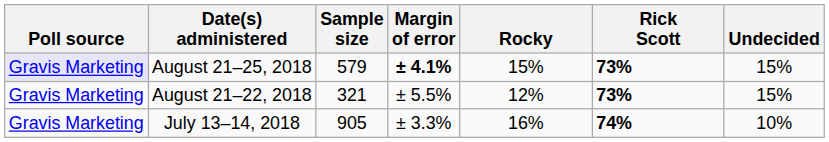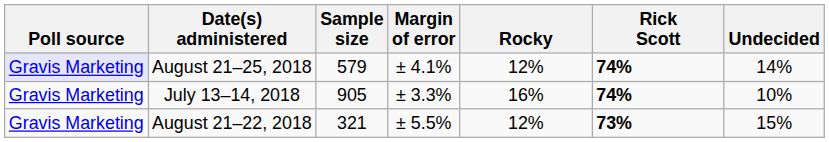(424, 67) bold -> (424, 67) normal
(526, 67) 15% -> (526, 67) 12%
(614, 67) 73% -> (614, 67) 74%
(774, 67) 15% -> (774, 67) 14%
rows swapped: (232, 95) <-> (232, 124)
